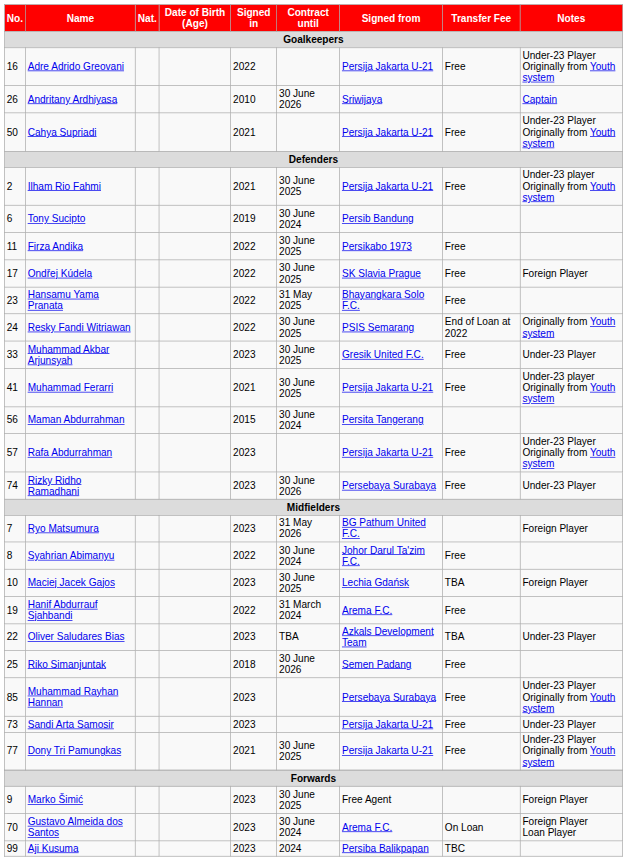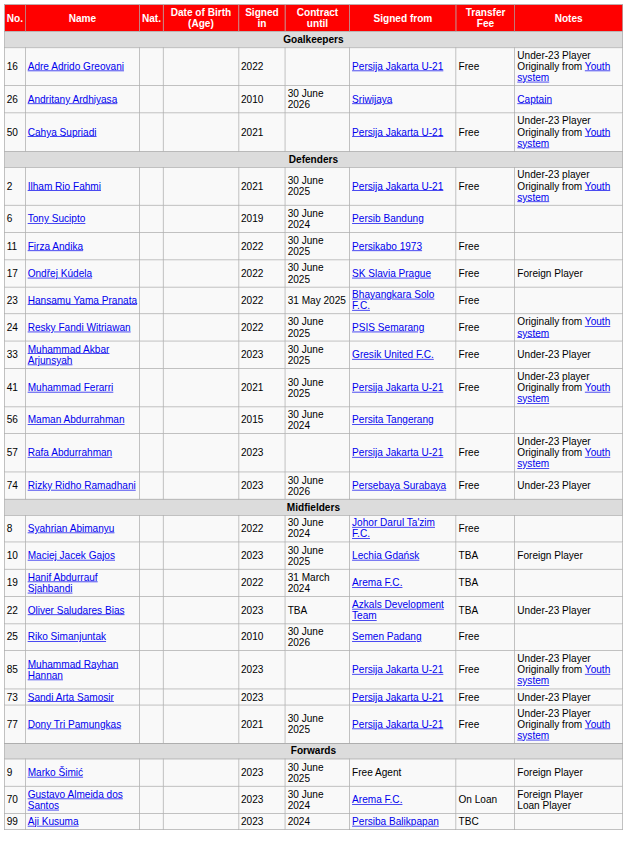(478, 328) End of Loan at 2022 -> (469, 328) Free
- row: (63, 529)
(455, 610) Free -> (468, 583) TBA
(244, 665) 2018 -> (252, 637) 2010
(389, 697) Persebaya Surabaya -> (398, 670) Persija Jakarta U-21
